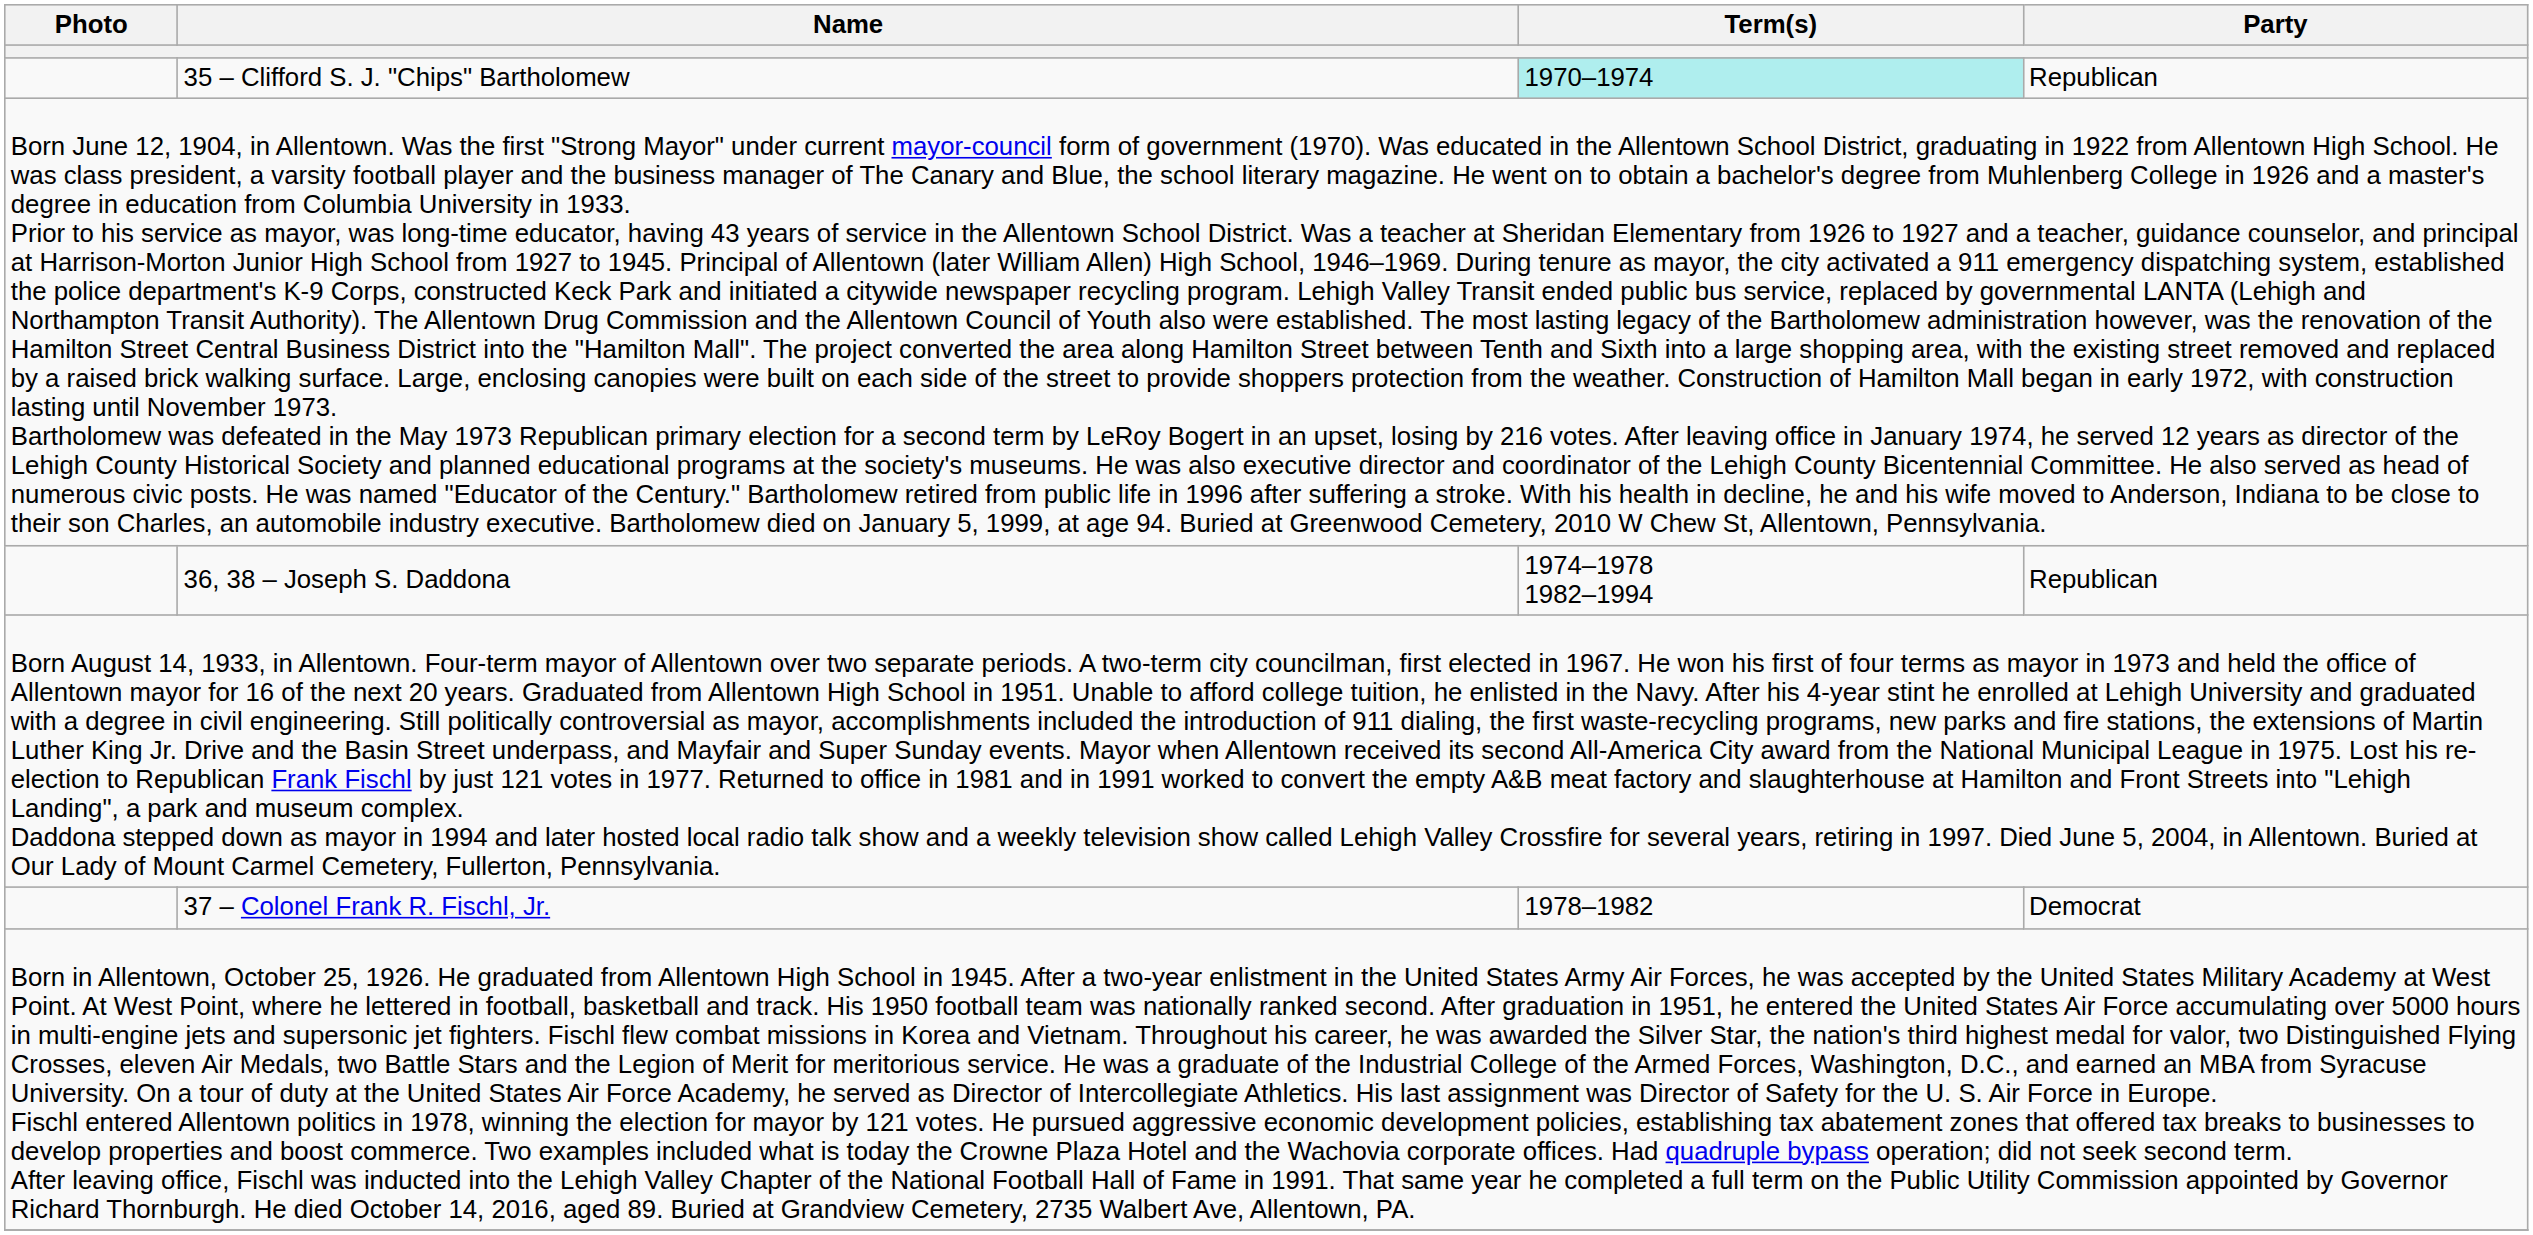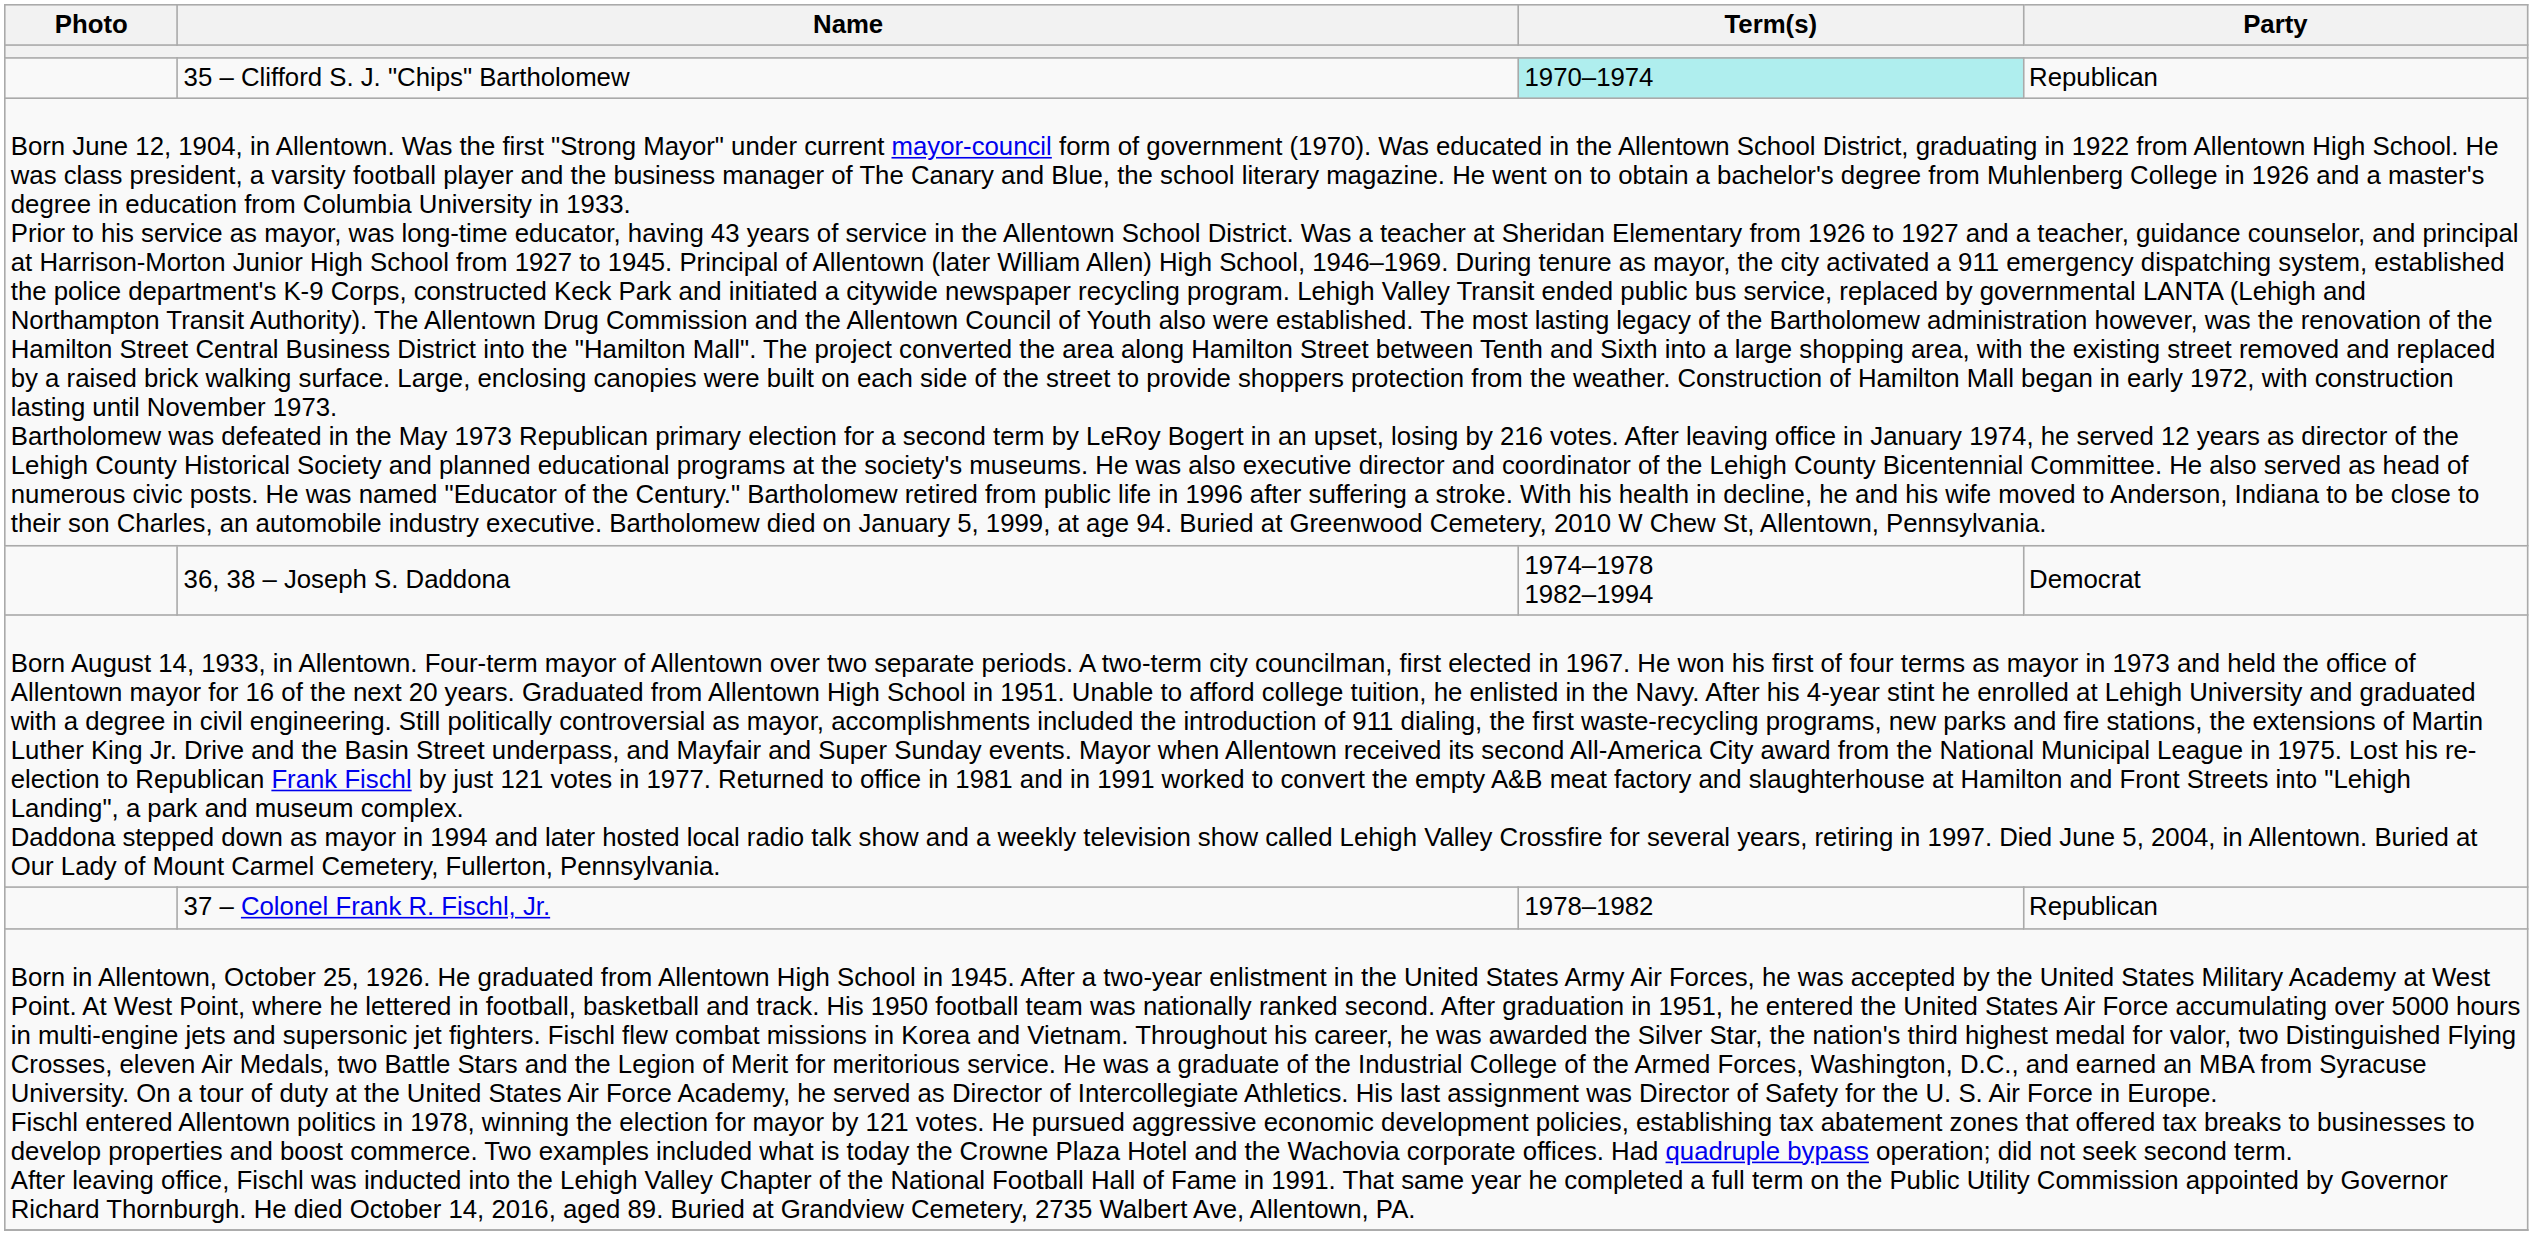(2094, 579) Republican -> (2085, 579) Democrat
(2085, 907) Democrat -> (2094, 907) Republican
